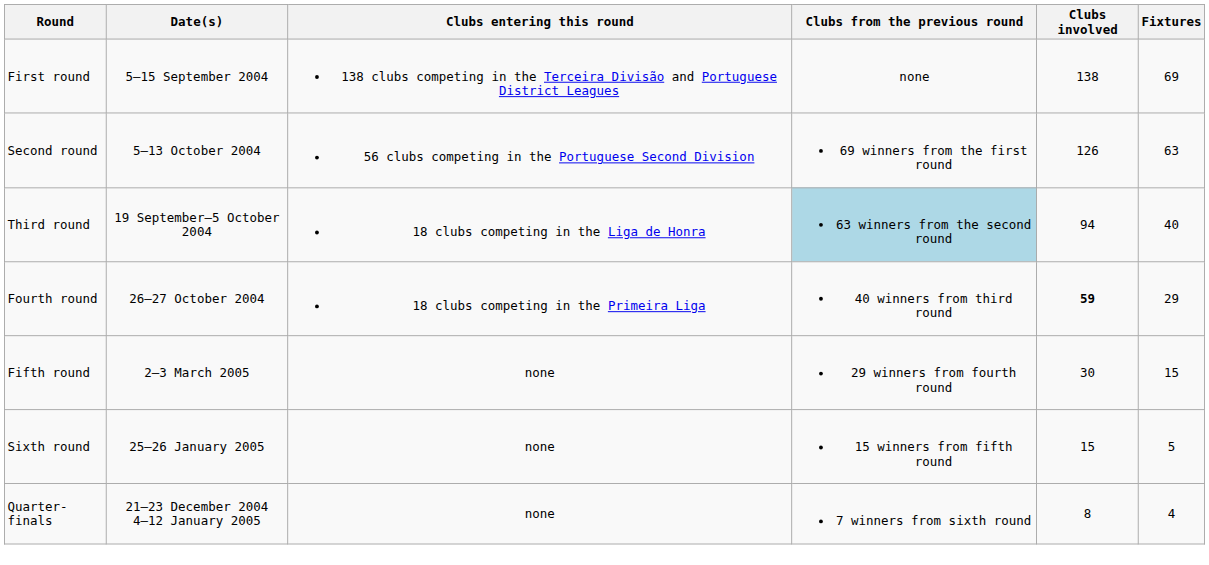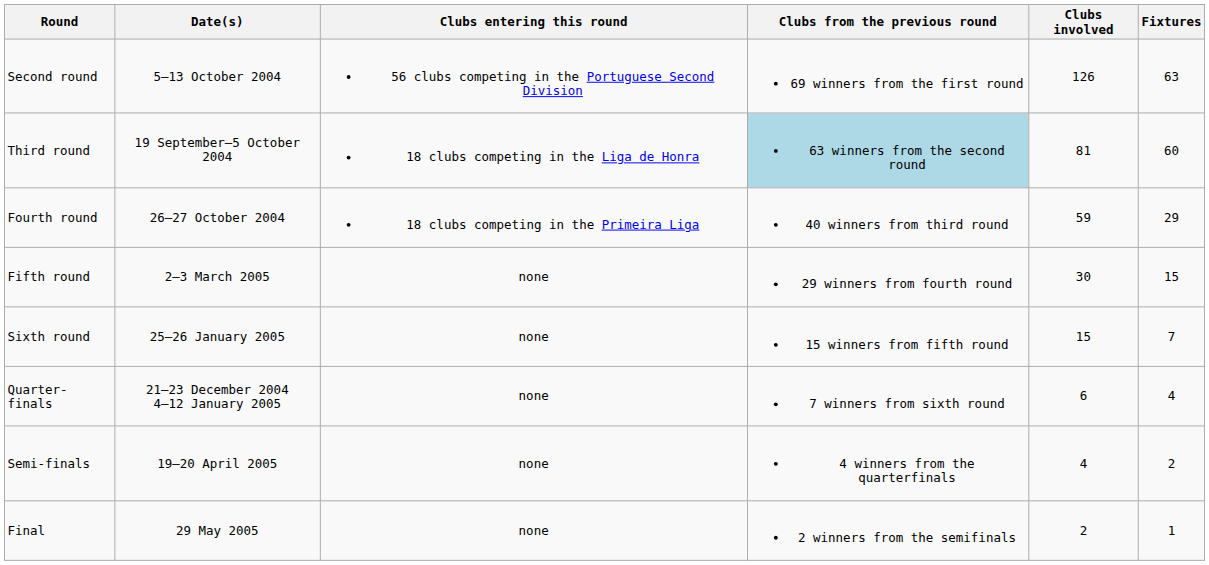- row: (49, 76)
(1088, 224) 94 -> (1083, 150) 81
(1171, 224) 40 -> (1171, 150) 60
(1088, 299) bold -> (1083, 217) normal
(1171, 447) 5 -> (1171, 337) 7
(1088, 514) 8 -> (1083, 396) 6
+ row: (49, 463)
+ row: (26, 530)
